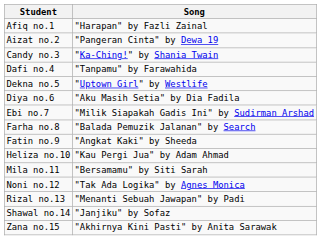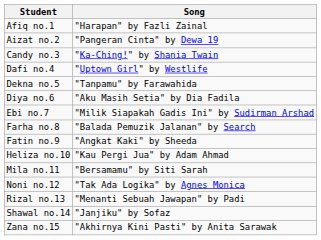(136, 69) "Tanpamu" by Farawahida -> (141, 69) "Uptown Girl" by Westlife
(141, 84) "Uptown Girl" by Westlife -> (136, 84) "Tanpamu" by Farawahida
